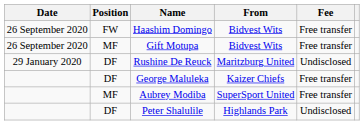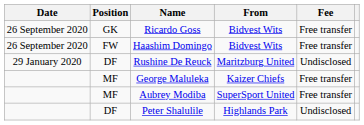+ row: (172, 29)
- row: (172, 45)
(110, 78) DF -> (110, 78) MF
